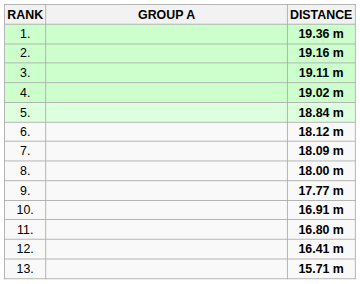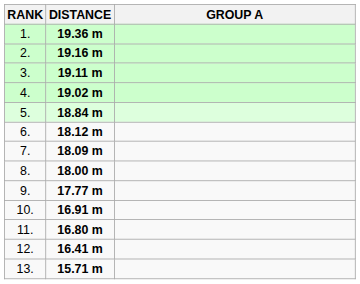columns swapped: (167, 15) <-> (321, 15)
